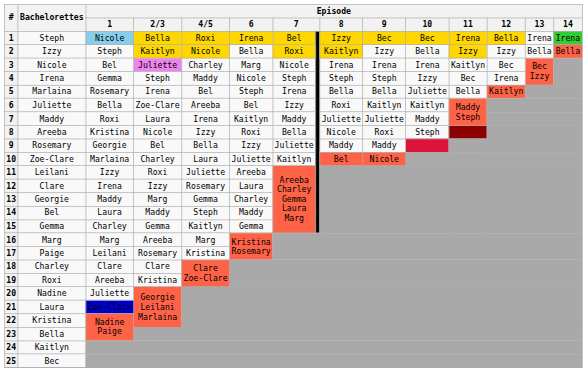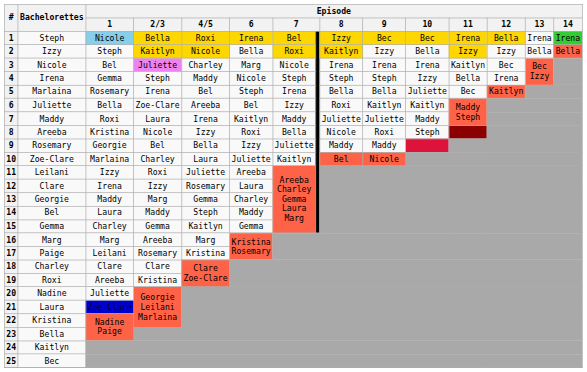(468, 78) Bec -> (468, 78) Bella
(468, 92) Bella -> (468, 92) Bec
